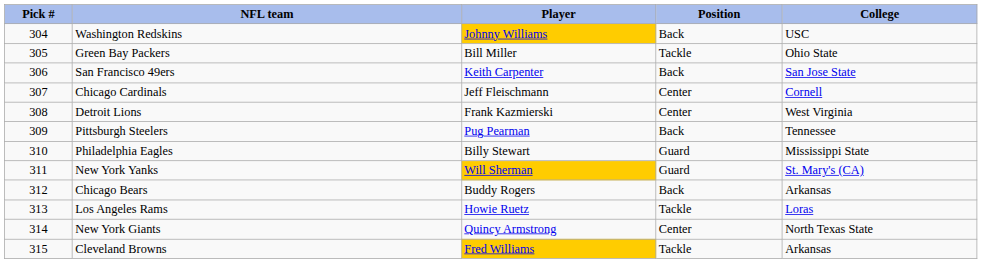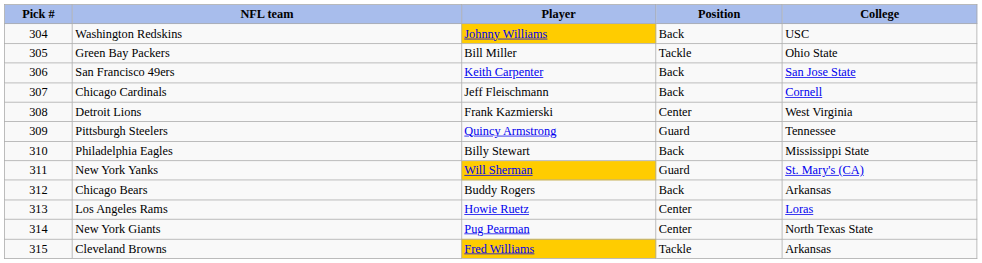(675, 92) Center -> (671, 92) Back
(497, 131) Pug Pearman -> (510, 131) Quincy Armstrong
(671, 131) Back -> (674, 131) Guard
(674, 151) Guard -> (671, 151) Back
(675, 209) Tackle -> (675, 209) Center
(510, 229) Quincy Armstrong -> (497, 229) Pug Pearman
